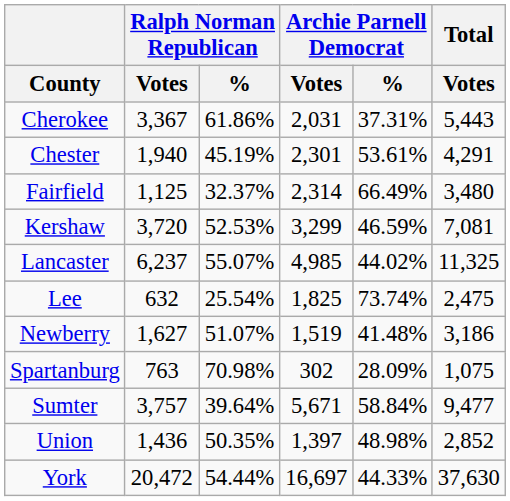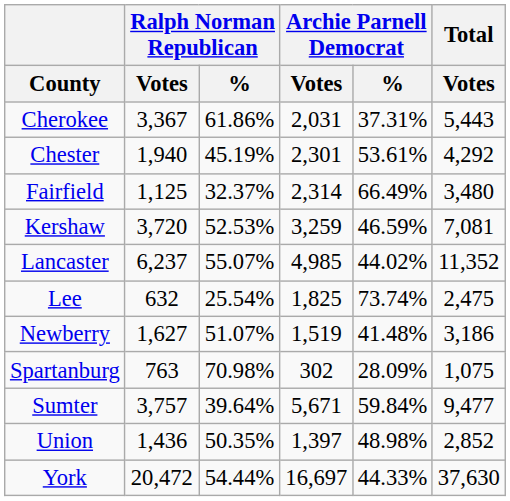(469, 155) 4,291 -> (469, 155) 4,292
(316, 226) 3,299 -> (316, 226) 3,259
(469, 262) 11,325 -> (469, 262) 11,352
(393, 405) 58.84% -> (393, 405) 59.84%
